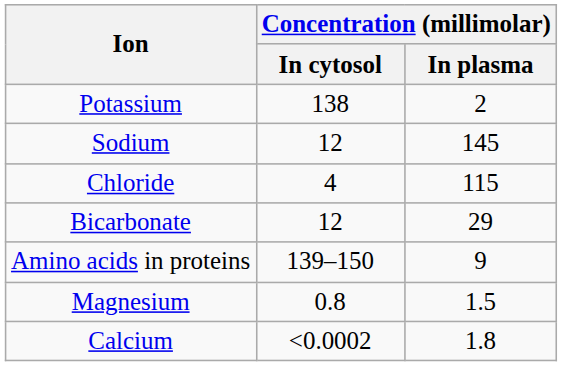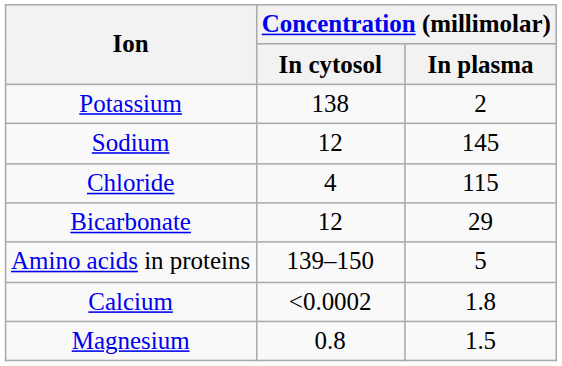(481, 261) 9 -> (481, 261) 5
rows swapped: (131, 301) <-> (131, 340)
